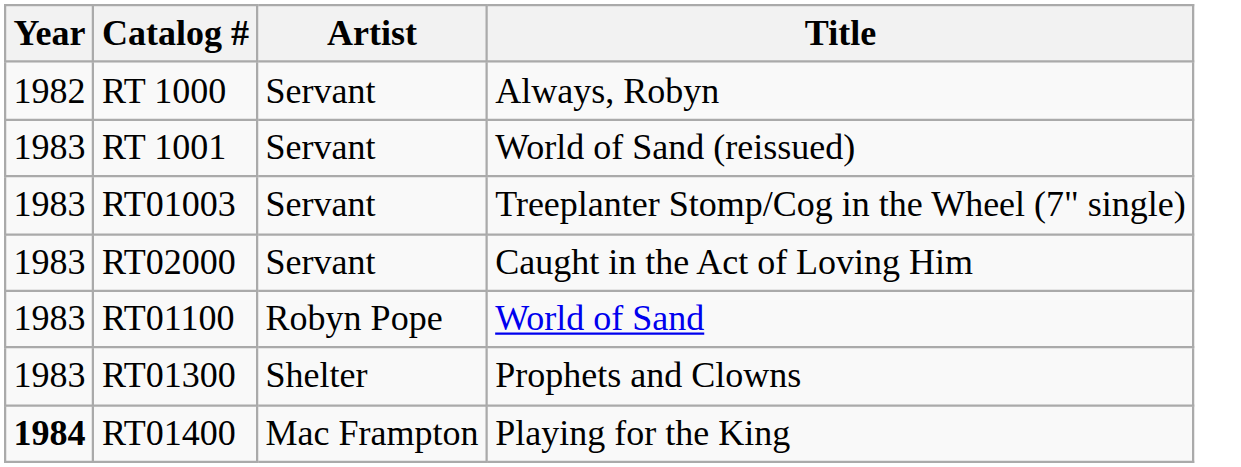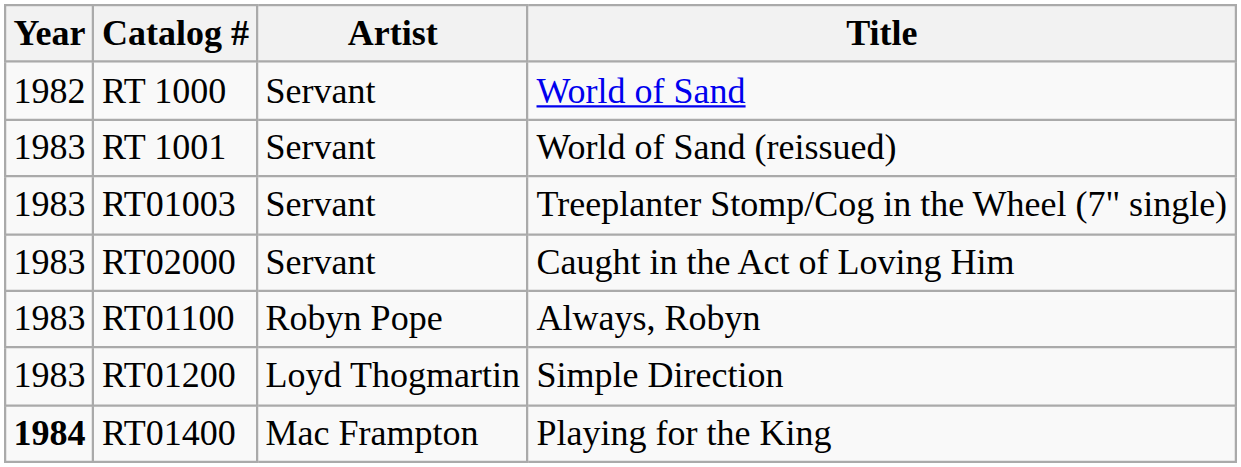(607, 90) Always, Robyn -> (641, 90) World of Sand
(600, 318) World of Sand -> (649, 318) Always, Robyn
+ row: (169, 375)
- row: (169, 375)
